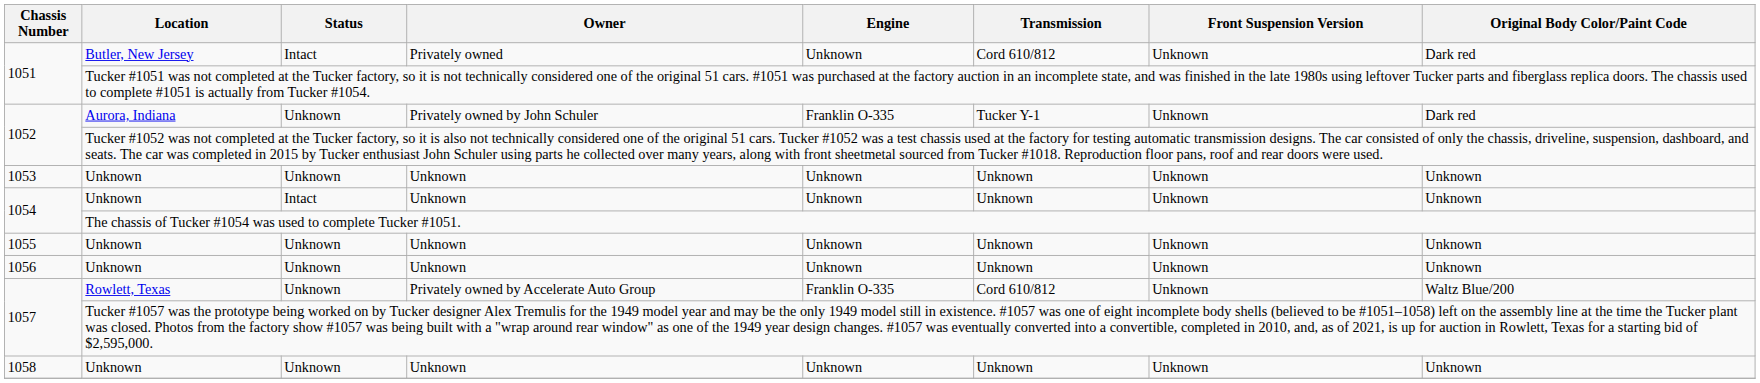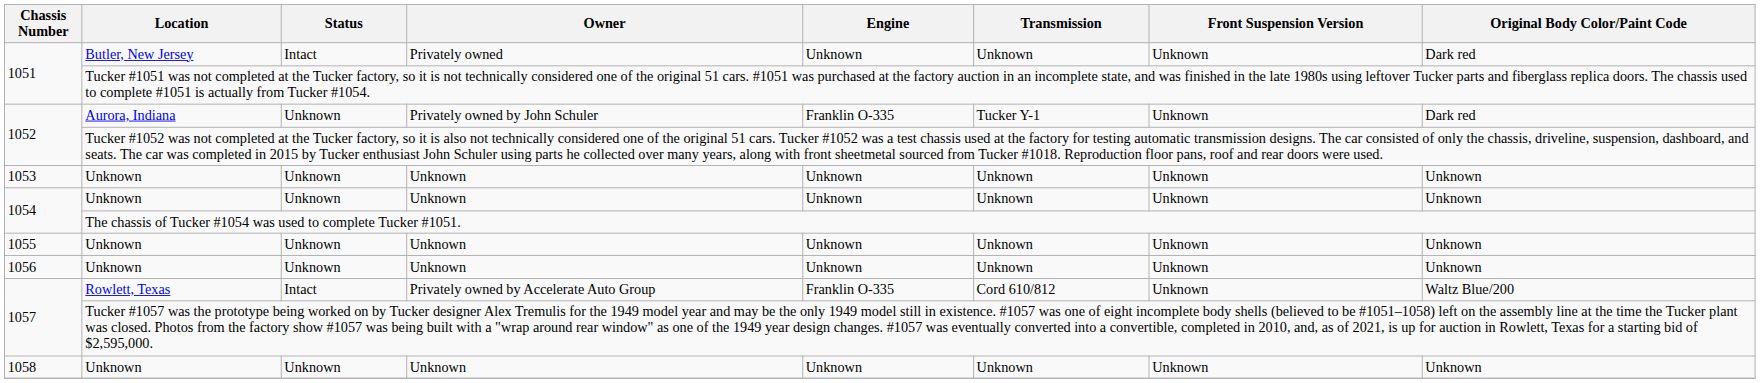(1016, 54) Cord 610/812 -> (1005, 54) Unknown
(301, 199) Intact -> (312, 199) Unknown
(312, 289) Unknown -> (301, 289) Intact
